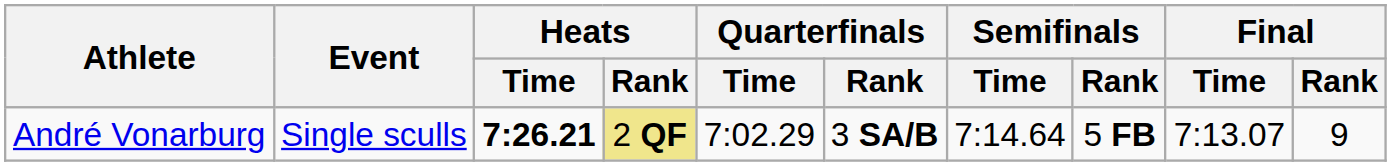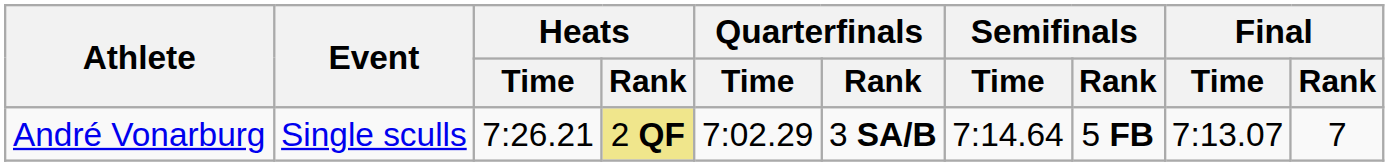(539, 135) bold -> (538, 135) normal
(1339, 135) 9 -> (1337, 135) 7
